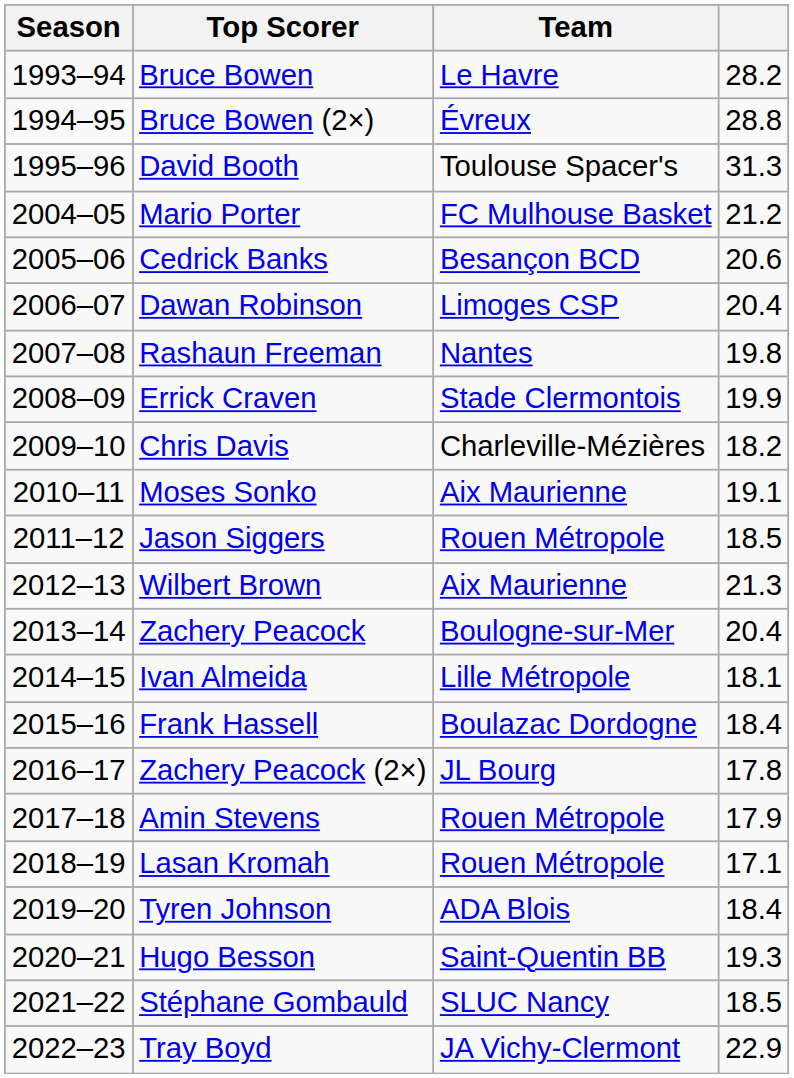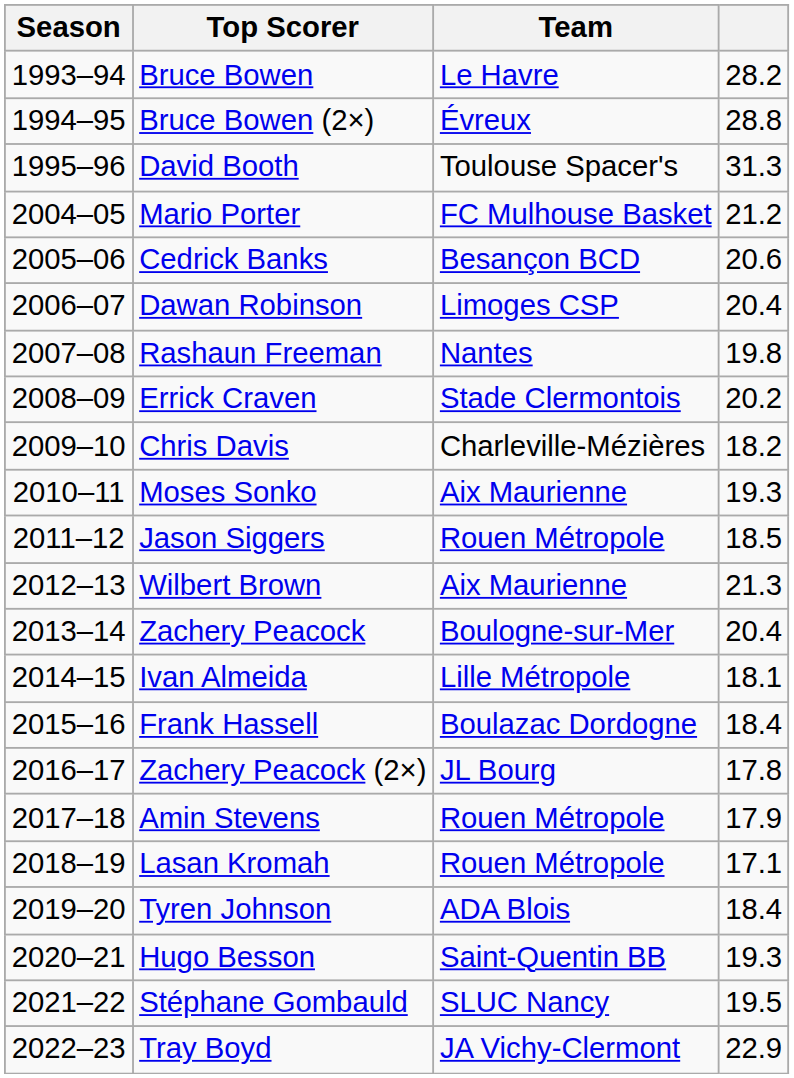(754, 399) 19.9 -> (754, 399) 20.2
(754, 492) 19.1 -> (754, 492) 19.3
(754, 1002) 18.5 -> (754, 1002) 19.5
